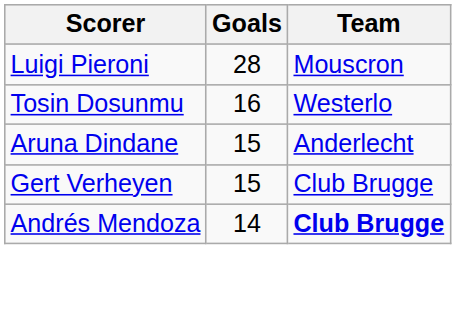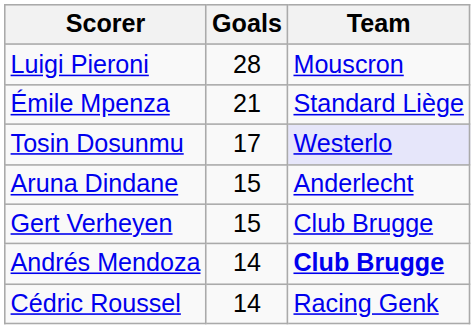+ row: (90, 104)
(247, 104) 16 -> (247, 143) 17
(343, 104) no background -> (343, 143) lavender background
+ row: (96, 303)
